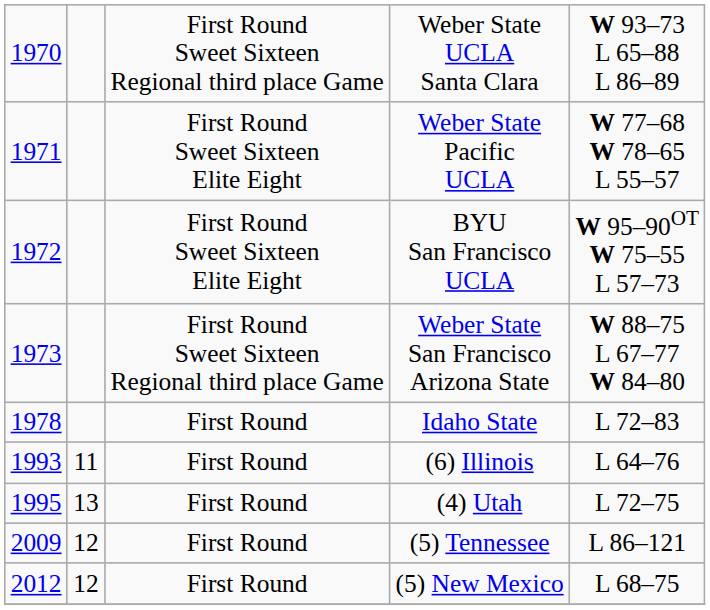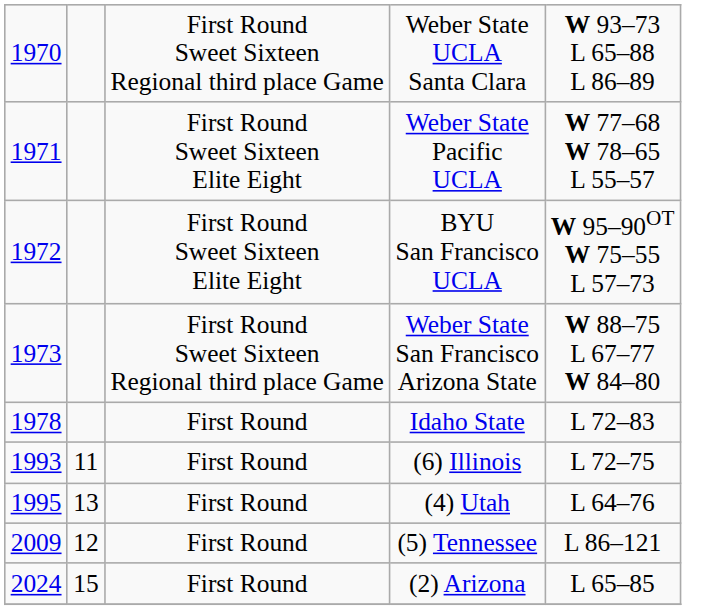(637, 462) L 64–76 -> (613, 462) L 72–75
(637, 502) L 72–75 -> (613, 502) L 64–76
- row: (480, 583)
+ row: (467, 583)
